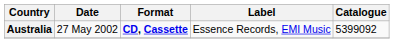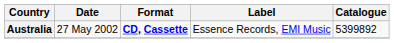(356, 29) 5399092 -> (356, 29) 5399892
